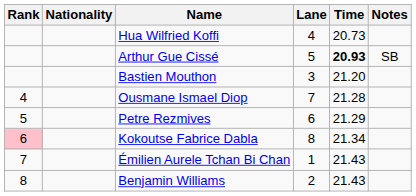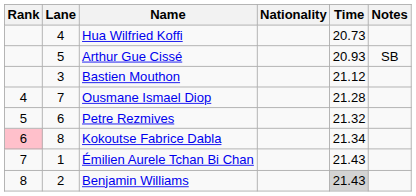columns swapped: (311, 15) <-> (79, 15)
(349, 56) bold -> (349, 56) normal
(349, 77) 21.20 -> (349, 77) 21.12
(349, 118) 21.29 -> (349, 118) 21.32
(349, 181) no background -> (349, 181) lightgrey background
